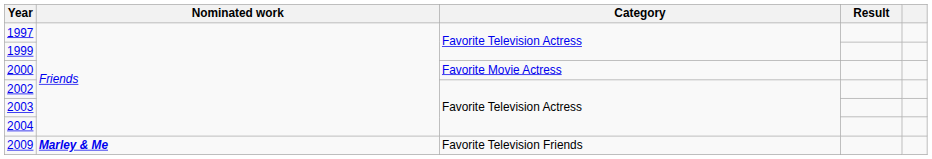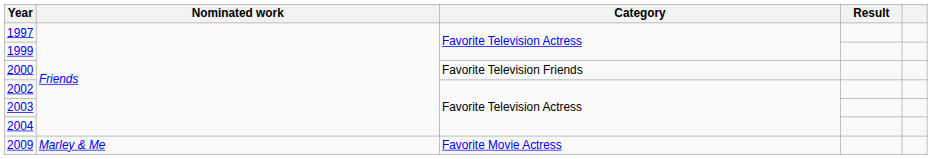(502, 70) Favorite Movie Actress -> (512, 70) Favorite Television Friends
(73, 145) bold -> (72, 145) normal
(512, 145) Favorite Television Friends -> (502, 145) Favorite Movie Actress
